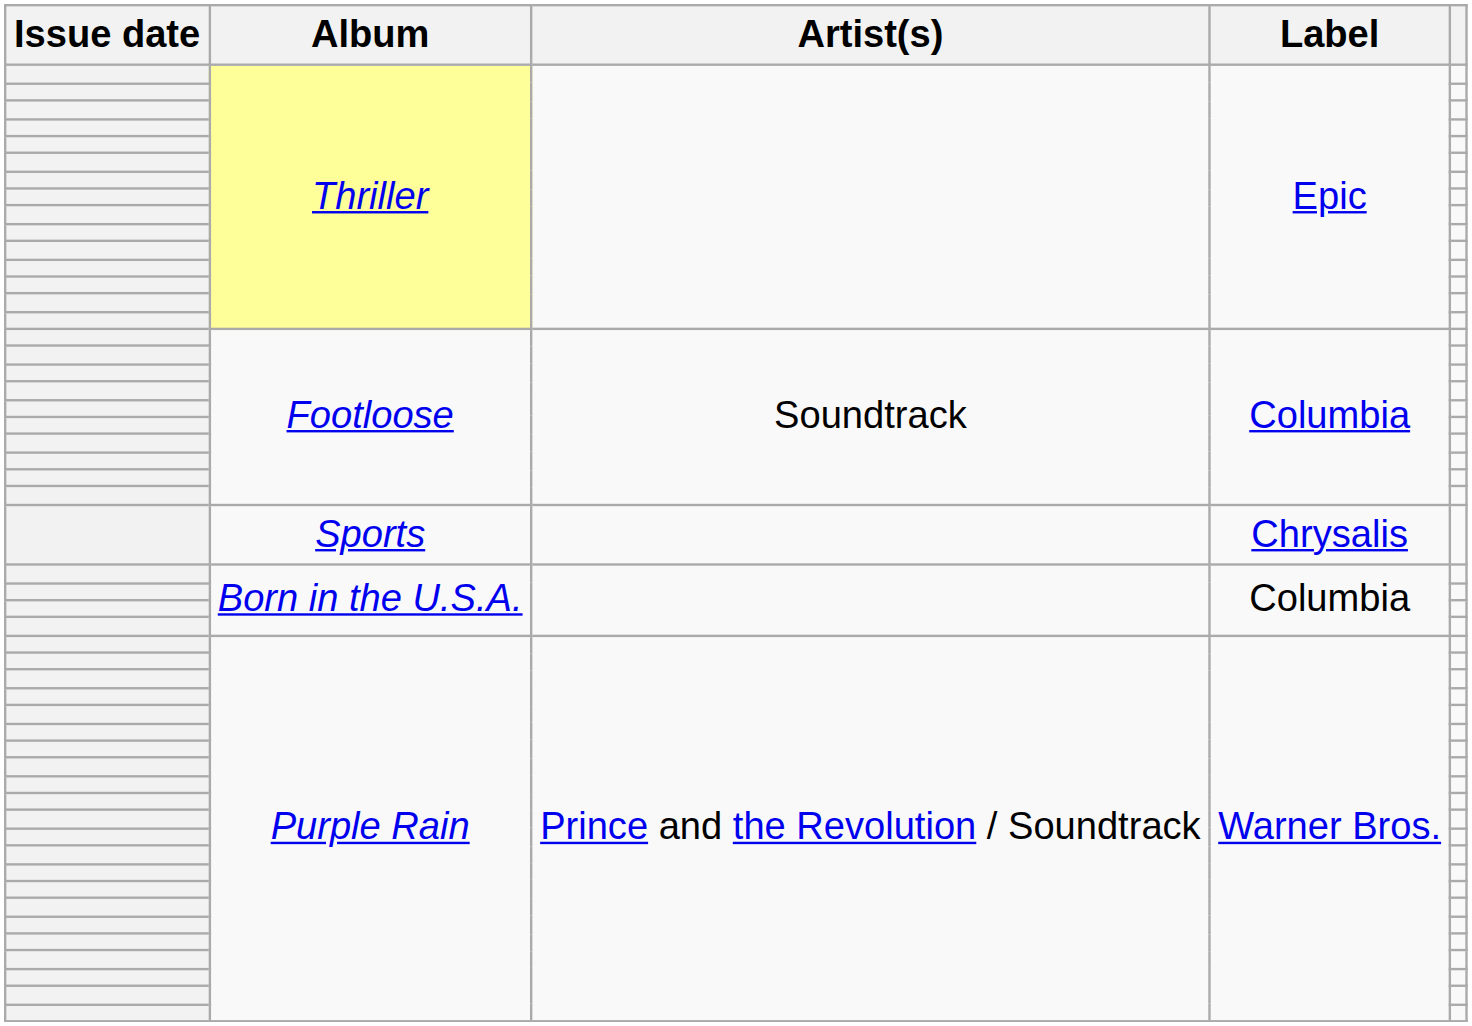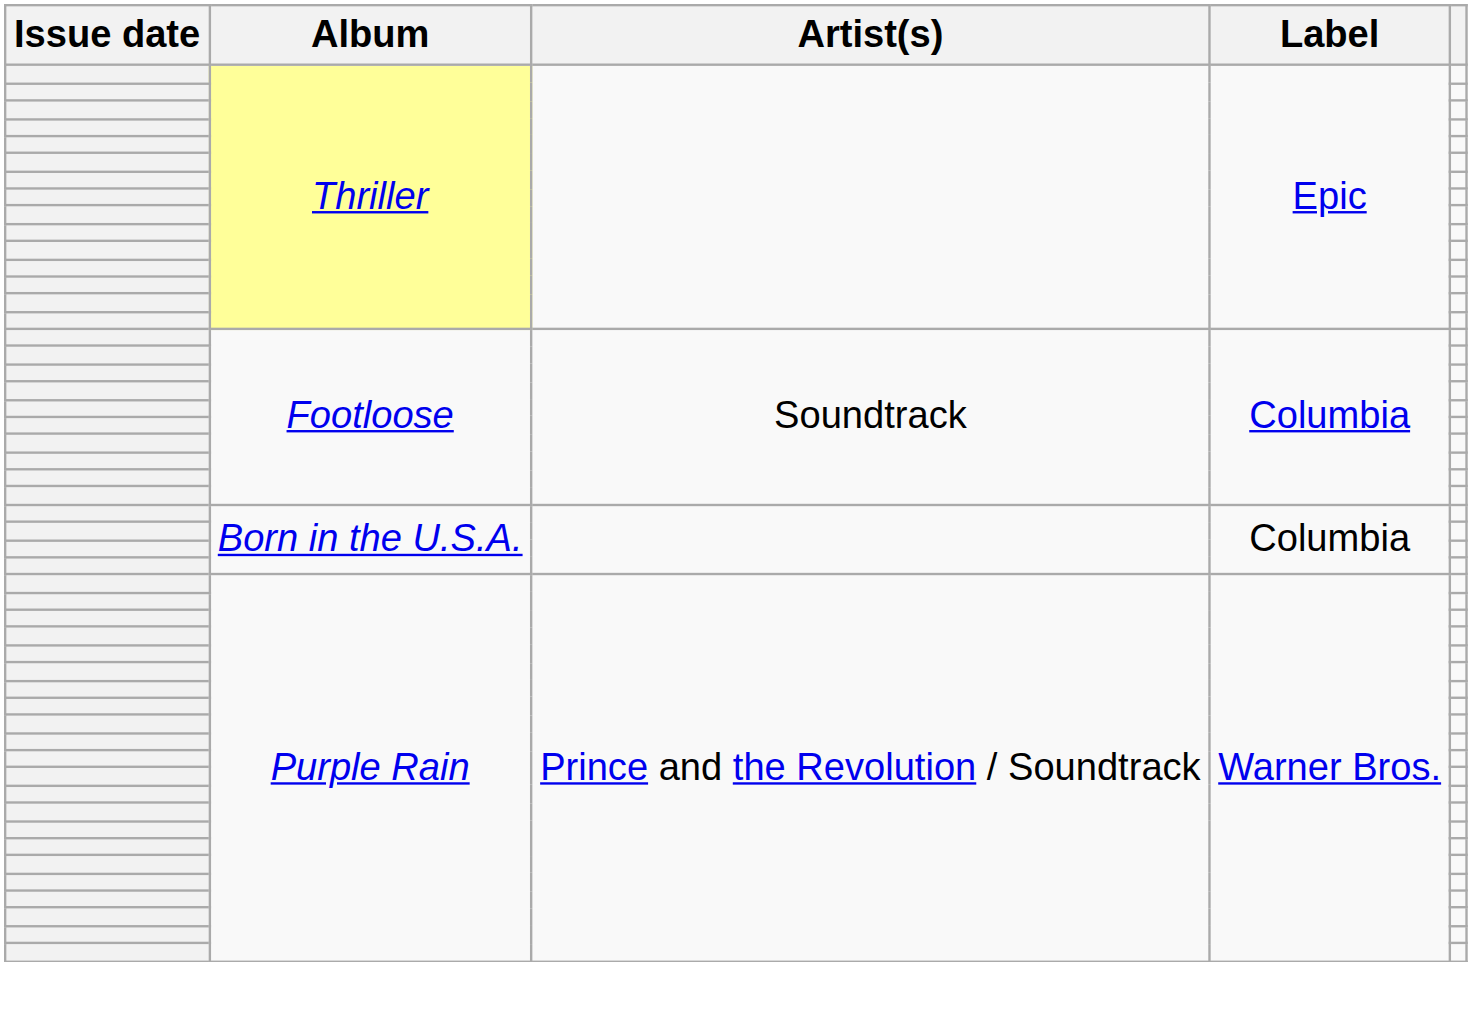- row: (370, 533)
